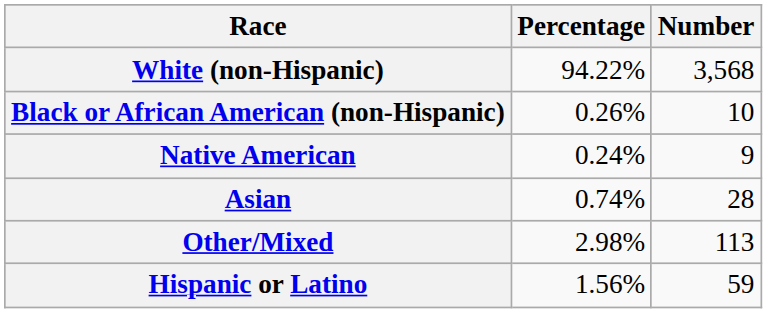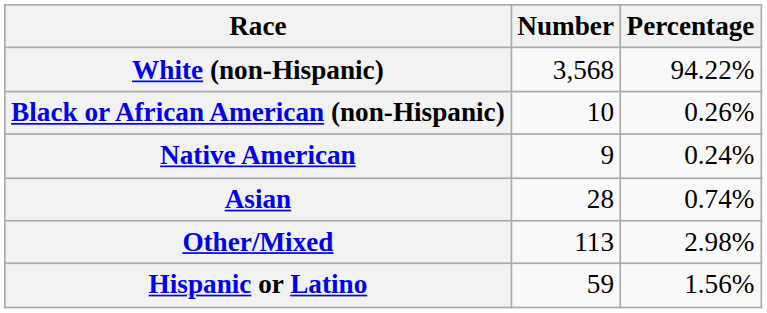columns swapped: (706, 26) <-> (581, 26)
